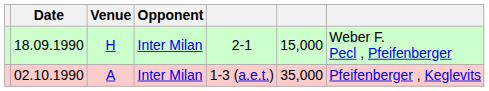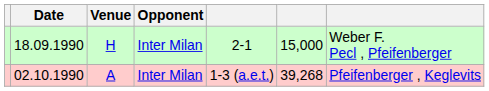(302, 75) 35,000 -> (302, 75) 39,268
